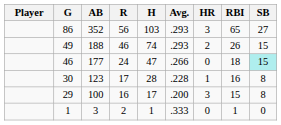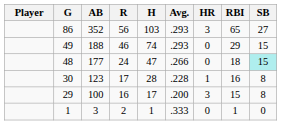(207, 45) 2 -> (207, 45) 0
(235, 45) 26 -> (235, 45) 29
(68, 62) 46 -> (68, 62) 48
